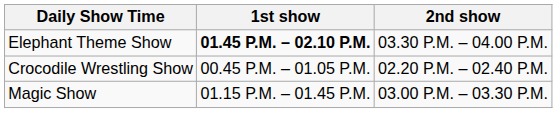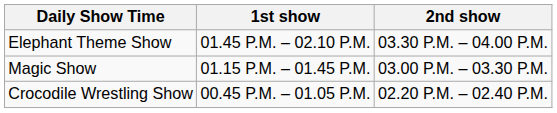(285, 42) bold -> (285, 42) normal
rows swapped: (101, 68) <-> (52, 94)
